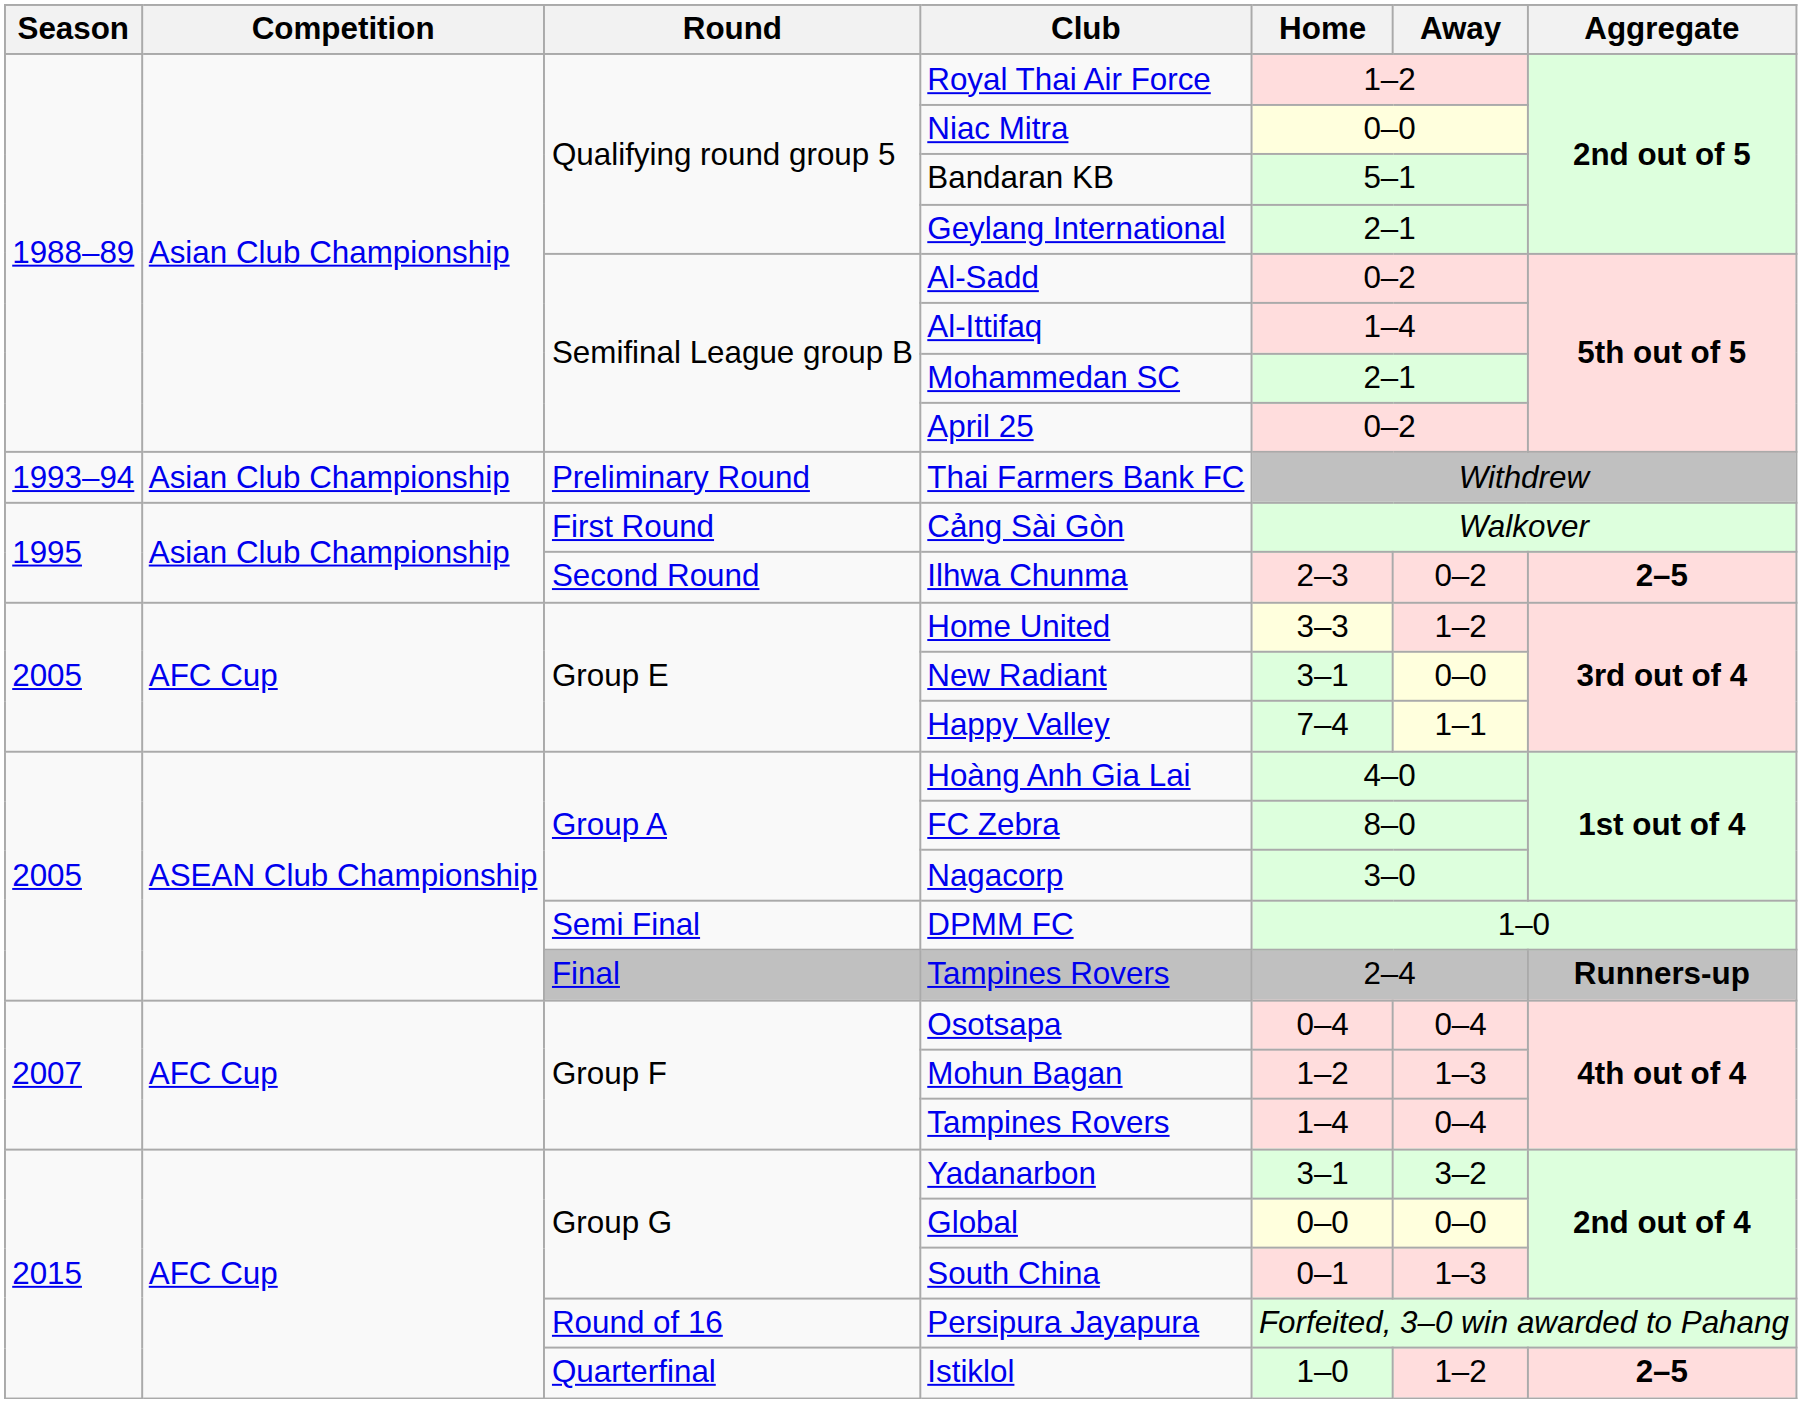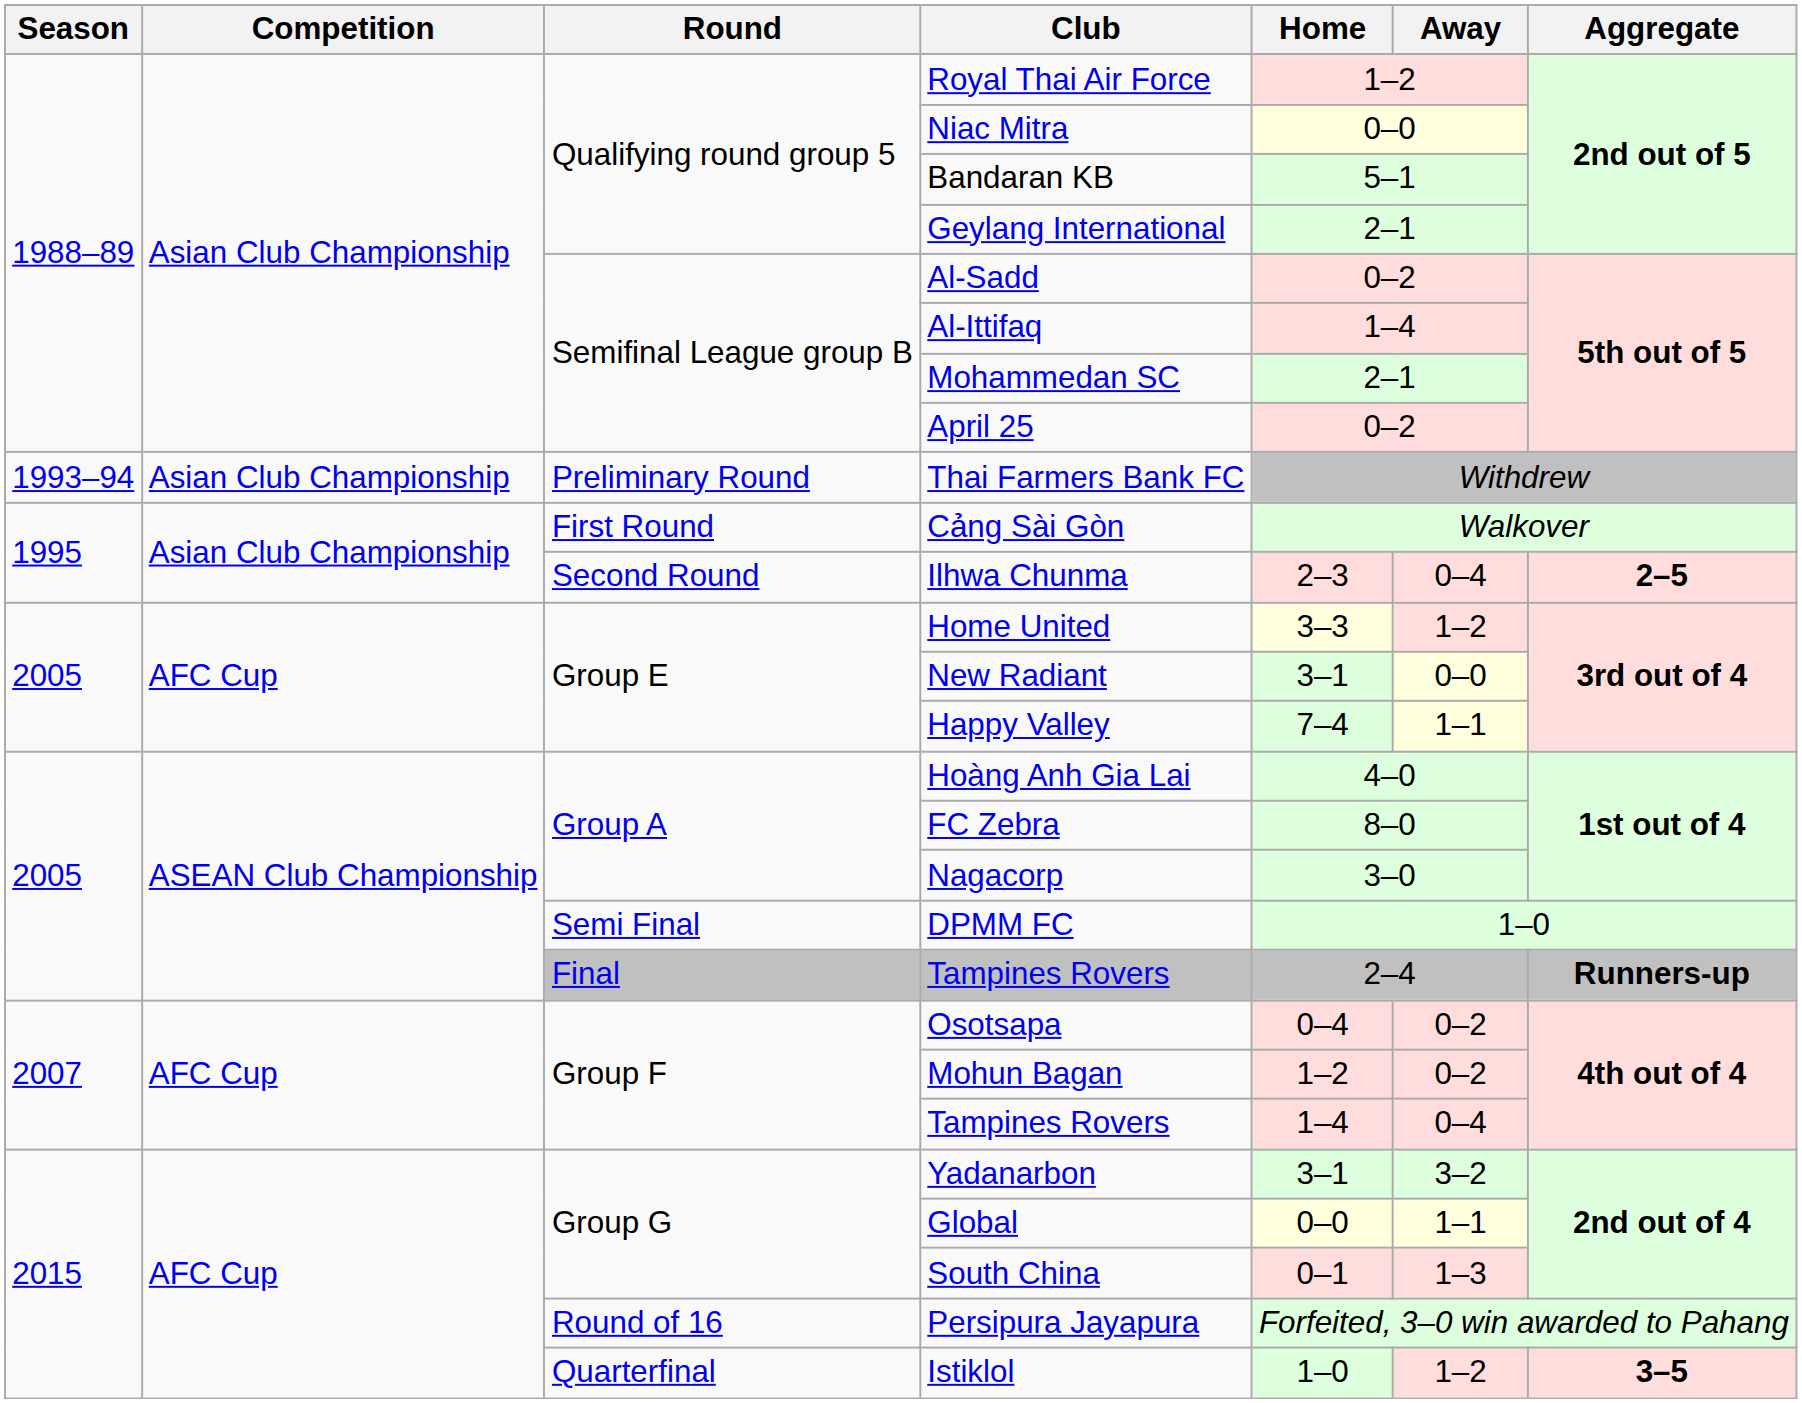(1461, 576) 0–2 -> (1461, 576) 0–4
(1461, 1024) 0–4 -> (1461, 1024) 0–2
(1461, 1073) 1–3 -> (1461, 1073) 0–2
(1461, 1223) 0–0 -> (1461, 1223) 1–1
(1662, 1372) 2–5 -> (1662, 1372) 3–5
